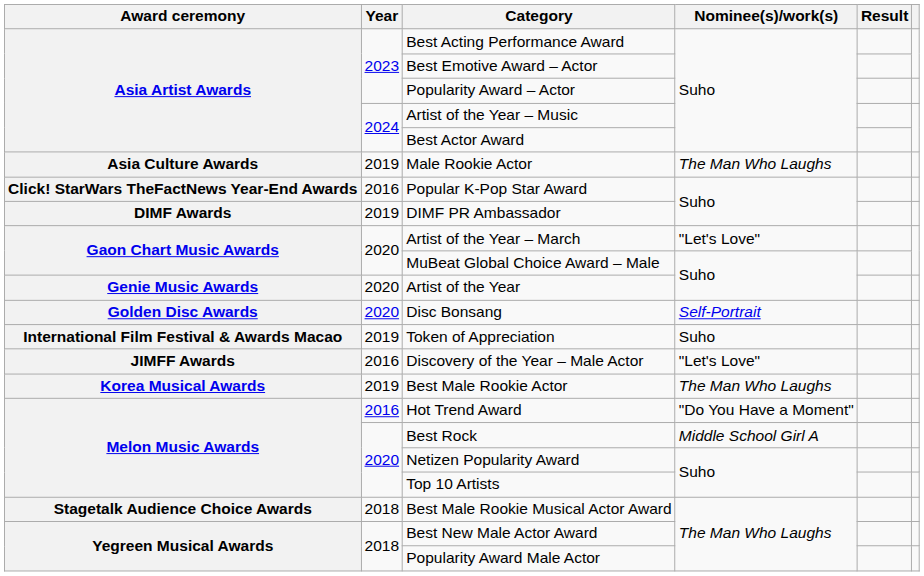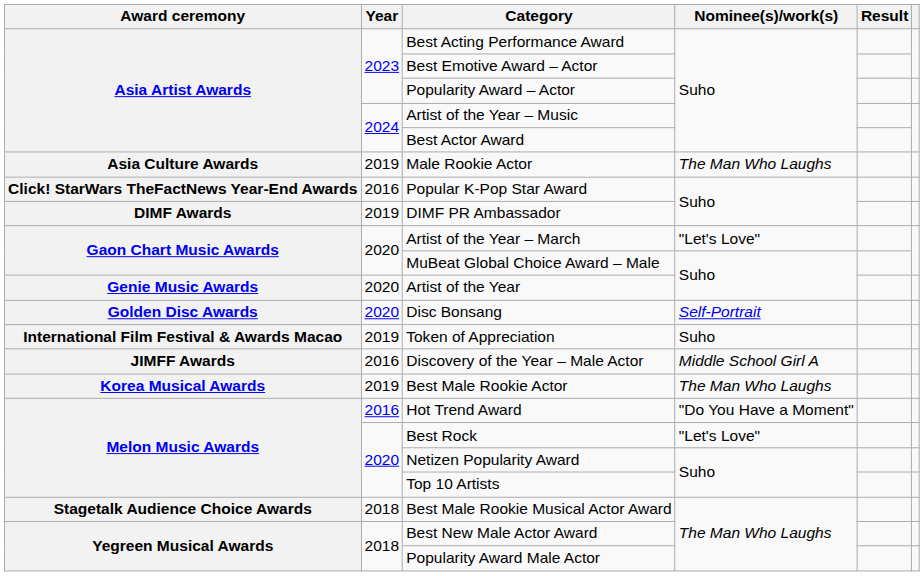(719, 361) "Let's Love" -> (749, 361) Middle School Girl A
(749, 435) Middle School Girl A -> (719, 435) "Let's Love"
